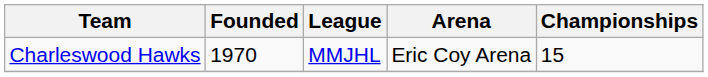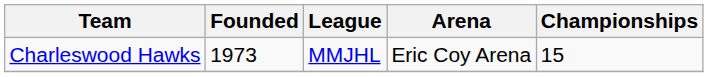(234, 54) 1970 -> (234, 54) 1973
